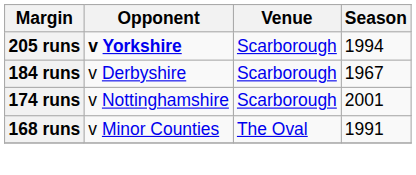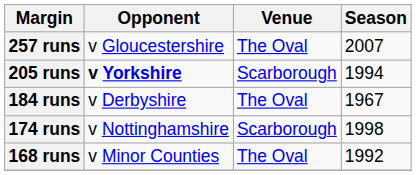+ row: (44, 45)
(287, 73) Scarborough -> (272, 101) The Oval
(364, 101) 2001 -> (364, 128) 1998
(364, 128) 1991 -> (364, 156) 1992
